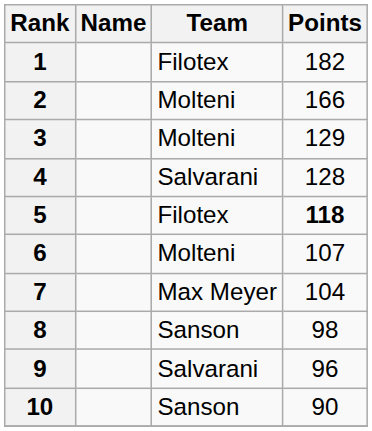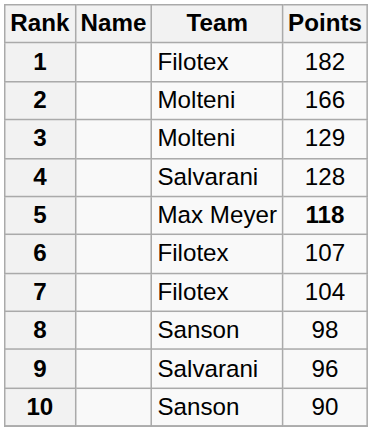(193, 215) Filotex -> (217, 215) Max Meyer
(196, 253) Molteni -> (193, 253) Filotex
(217, 291) Max Meyer -> (193, 291) Filotex
